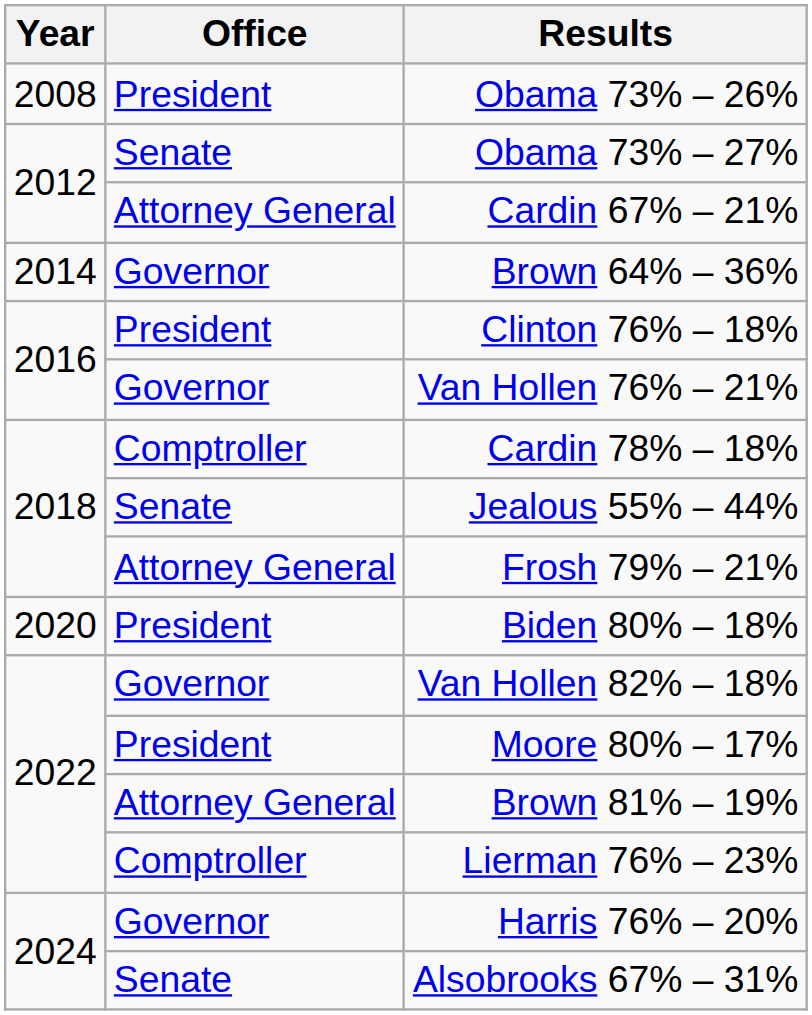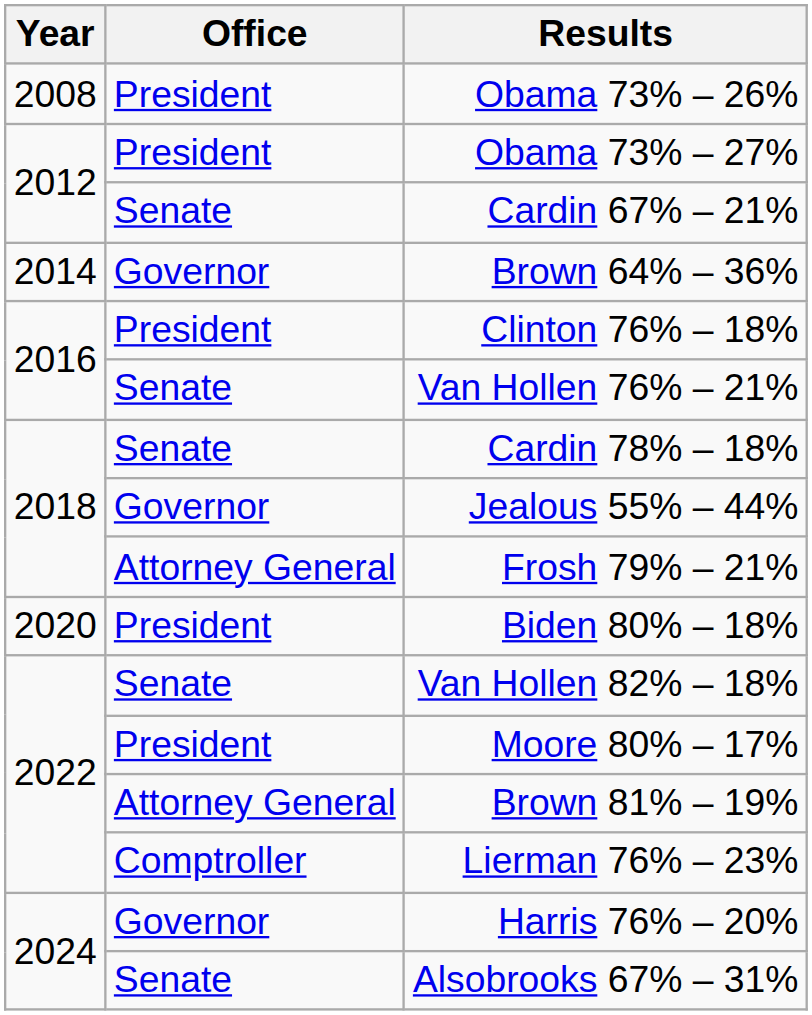(173, 152) Senate -> (193, 152) President
(255, 211) Attorney General -> (173, 211) Senate
(192, 388) Governor -> (173, 388) Senate
(210, 447) Comptroller -> (173, 447) Senate
(173, 507) Senate -> (192, 507) Governor
(192, 684) Governor -> (173, 684) Senate
